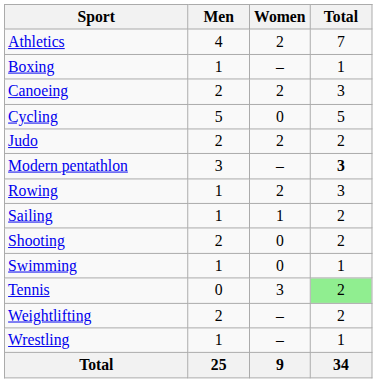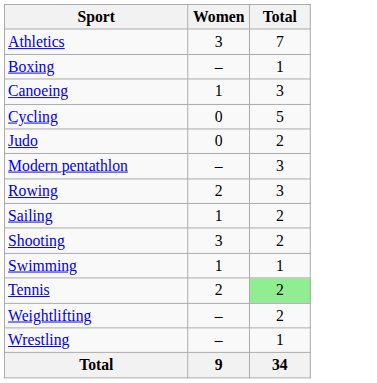- column: (219, 16)
(280, 41) 2 -> (219, 41) 3
(280, 91) 2 -> (219, 91) 1
(280, 141) 2 -> (219, 141) 0
(341, 166) bold -> (280, 166) normal
(280, 240) 0 -> (219, 240) 3
(280, 265) 0 -> (219, 265) 1
(280, 290) 3 -> (219, 290) 2
